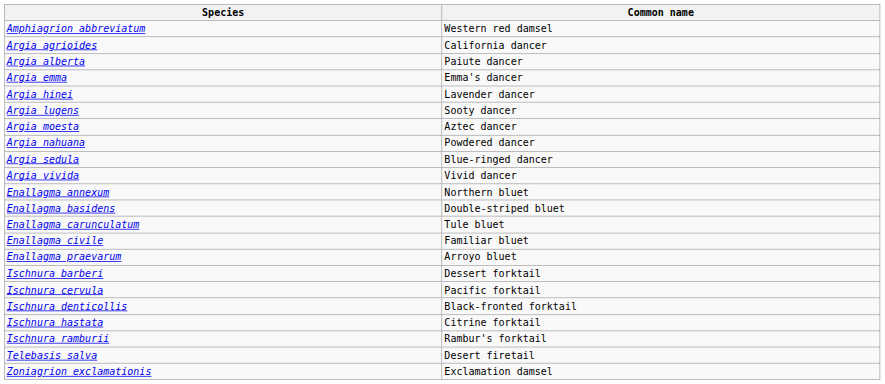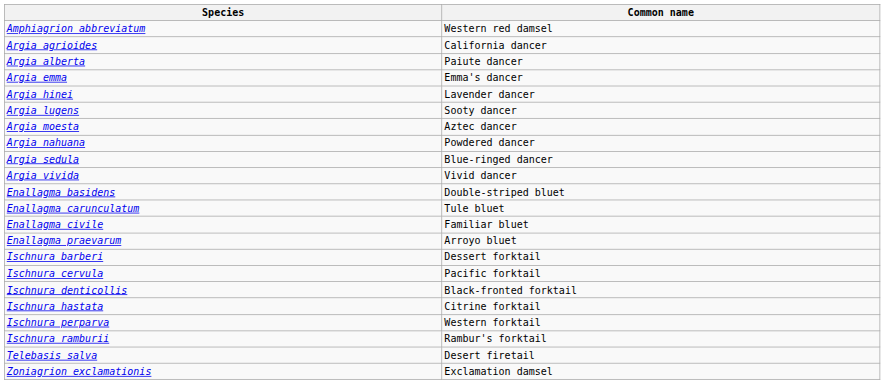- row: (58, 192)
+ row: (58, 323)
